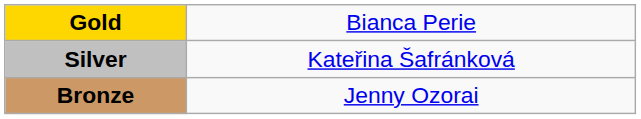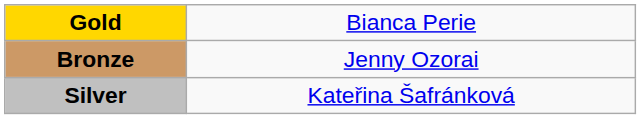rows swapped: (96, 58) <-> (96, 95)
